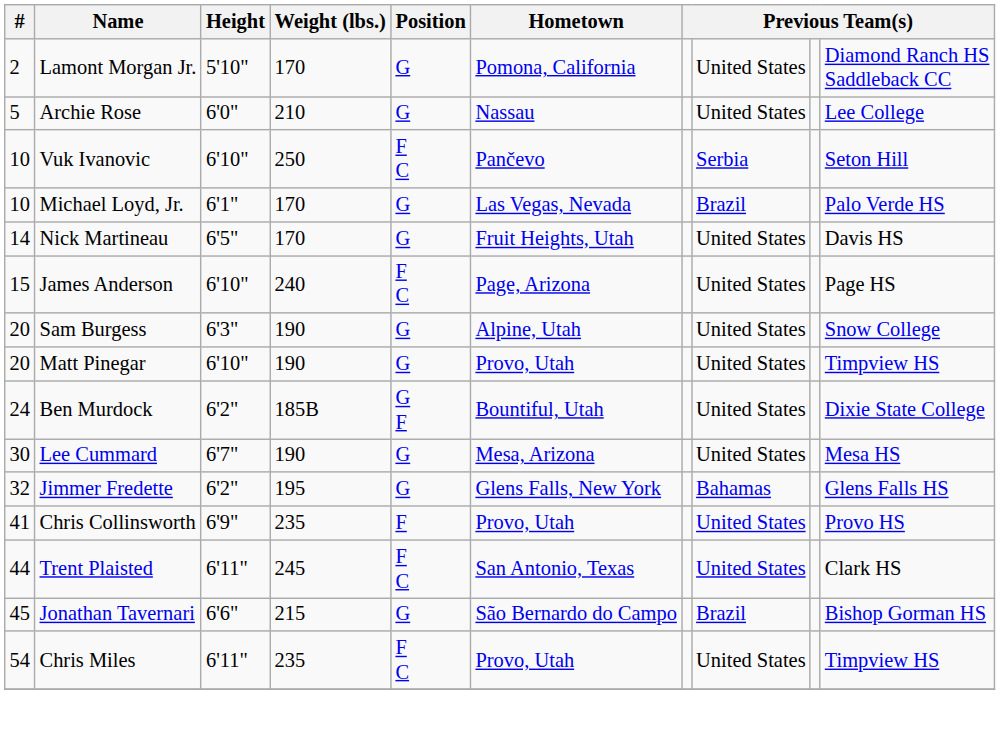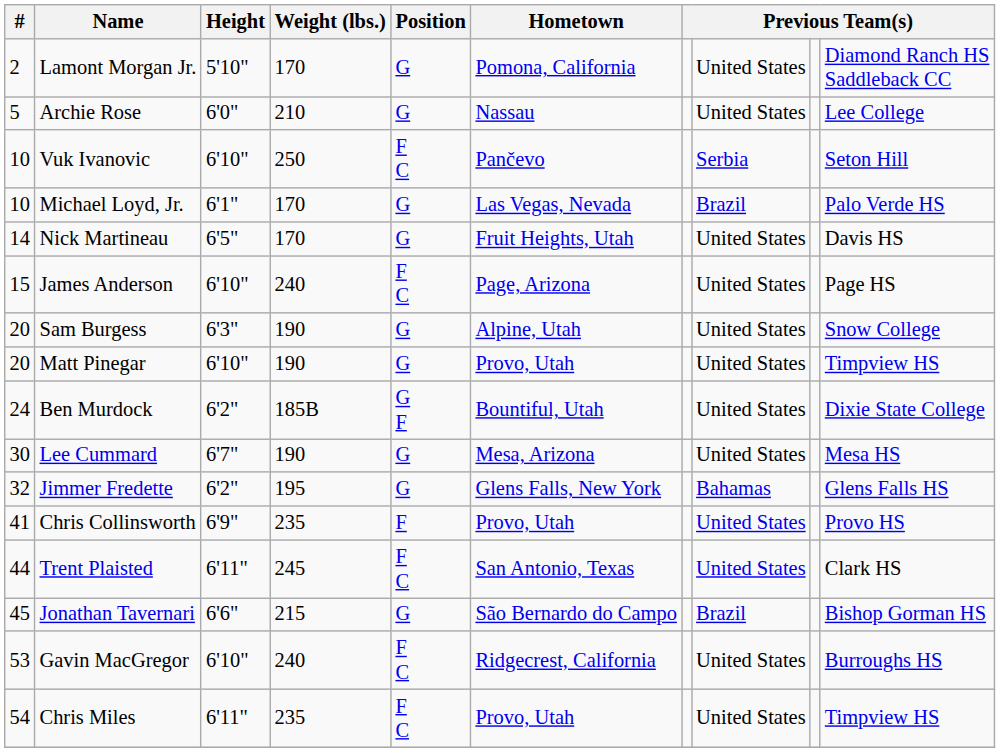+ row: (114, 660)
